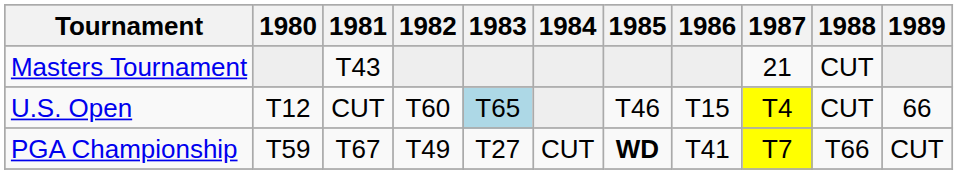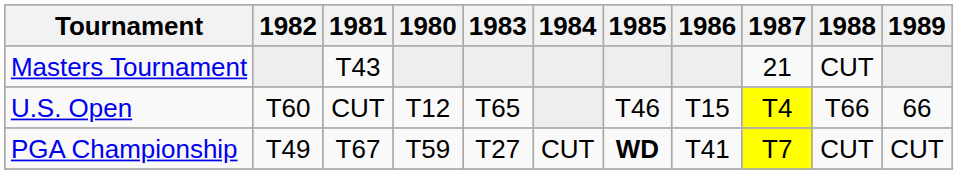columns swapped: (288, 26) <-> (428, 26)
(498, 108) lightblue background -> (498, 108) no background
(847, 108) CUT -> (847, 108) T66
(847, 149) T66 -> (847, 149) CUT
